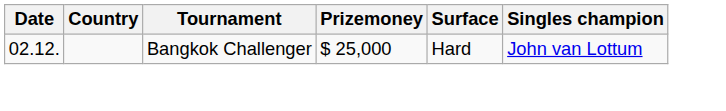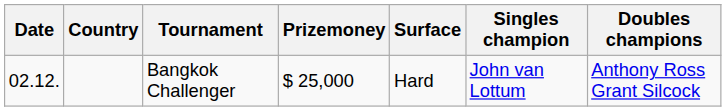+ column: (654, 29)
